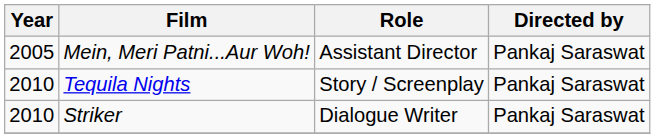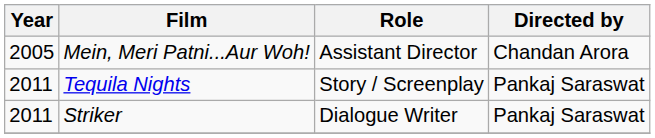(569, 52) Pankaj Saraswat -> (561, 52) Chandan Arora
(32, 84) 2010 -> (31, 84) 2011
(32, 116) 2010 -> (31, 116) 2011
